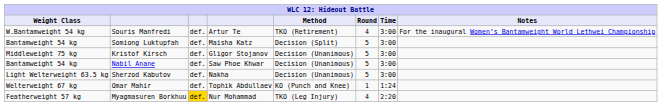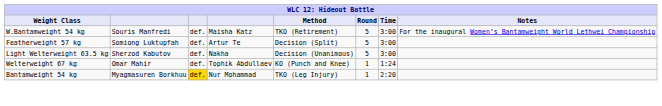(225, 32) Artur Te -> (230, 32) Maisha Katz
(367, 32) 4 -> (367, 32) 5
(41, 43) Bantamweight 54 kg -> (43, 43) Featherweight 57 kg
(230, 43) Maisha Katz -> (225, 43) Artur Te
- row: (139, 53)
- row: (133, 64)
(43, 97) Featherweight 57 kg -> (41, 75) Bantamweight 54 kg
(367, 97) 4 -> (367, 75) 1
